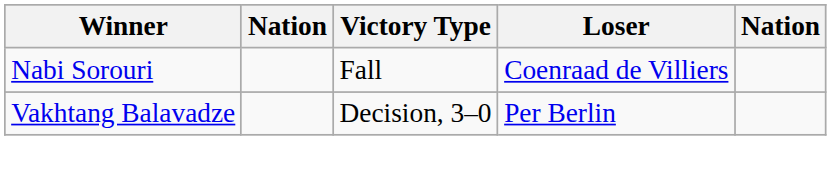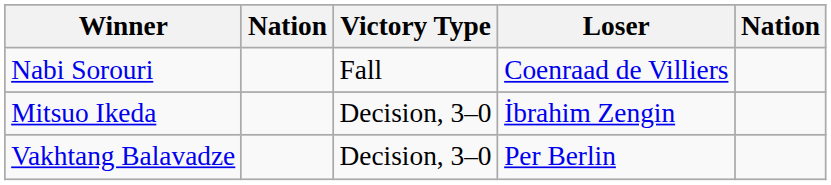+ row: (84, 112)
